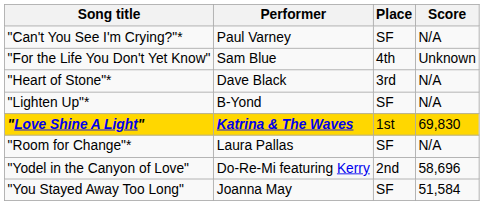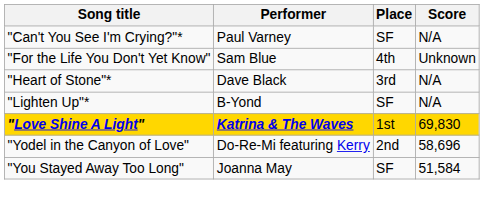- row: (69, 146)
